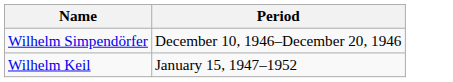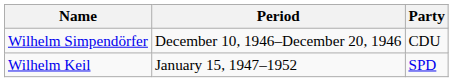+ column: (427, 16)
